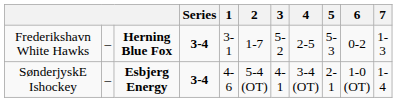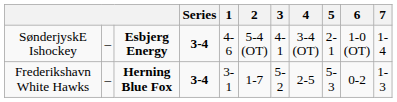rows swapped: (53, 79) <-> (53, 43)
